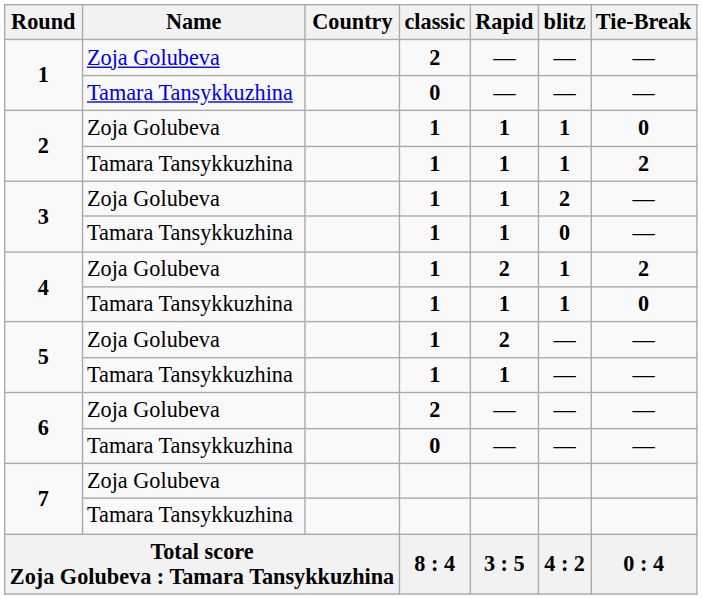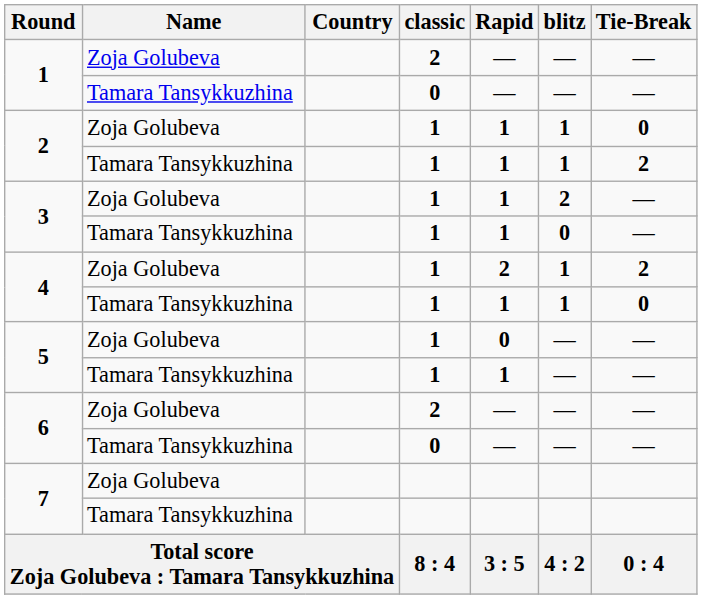(504, 339) 2 -> (504, 339) 0
